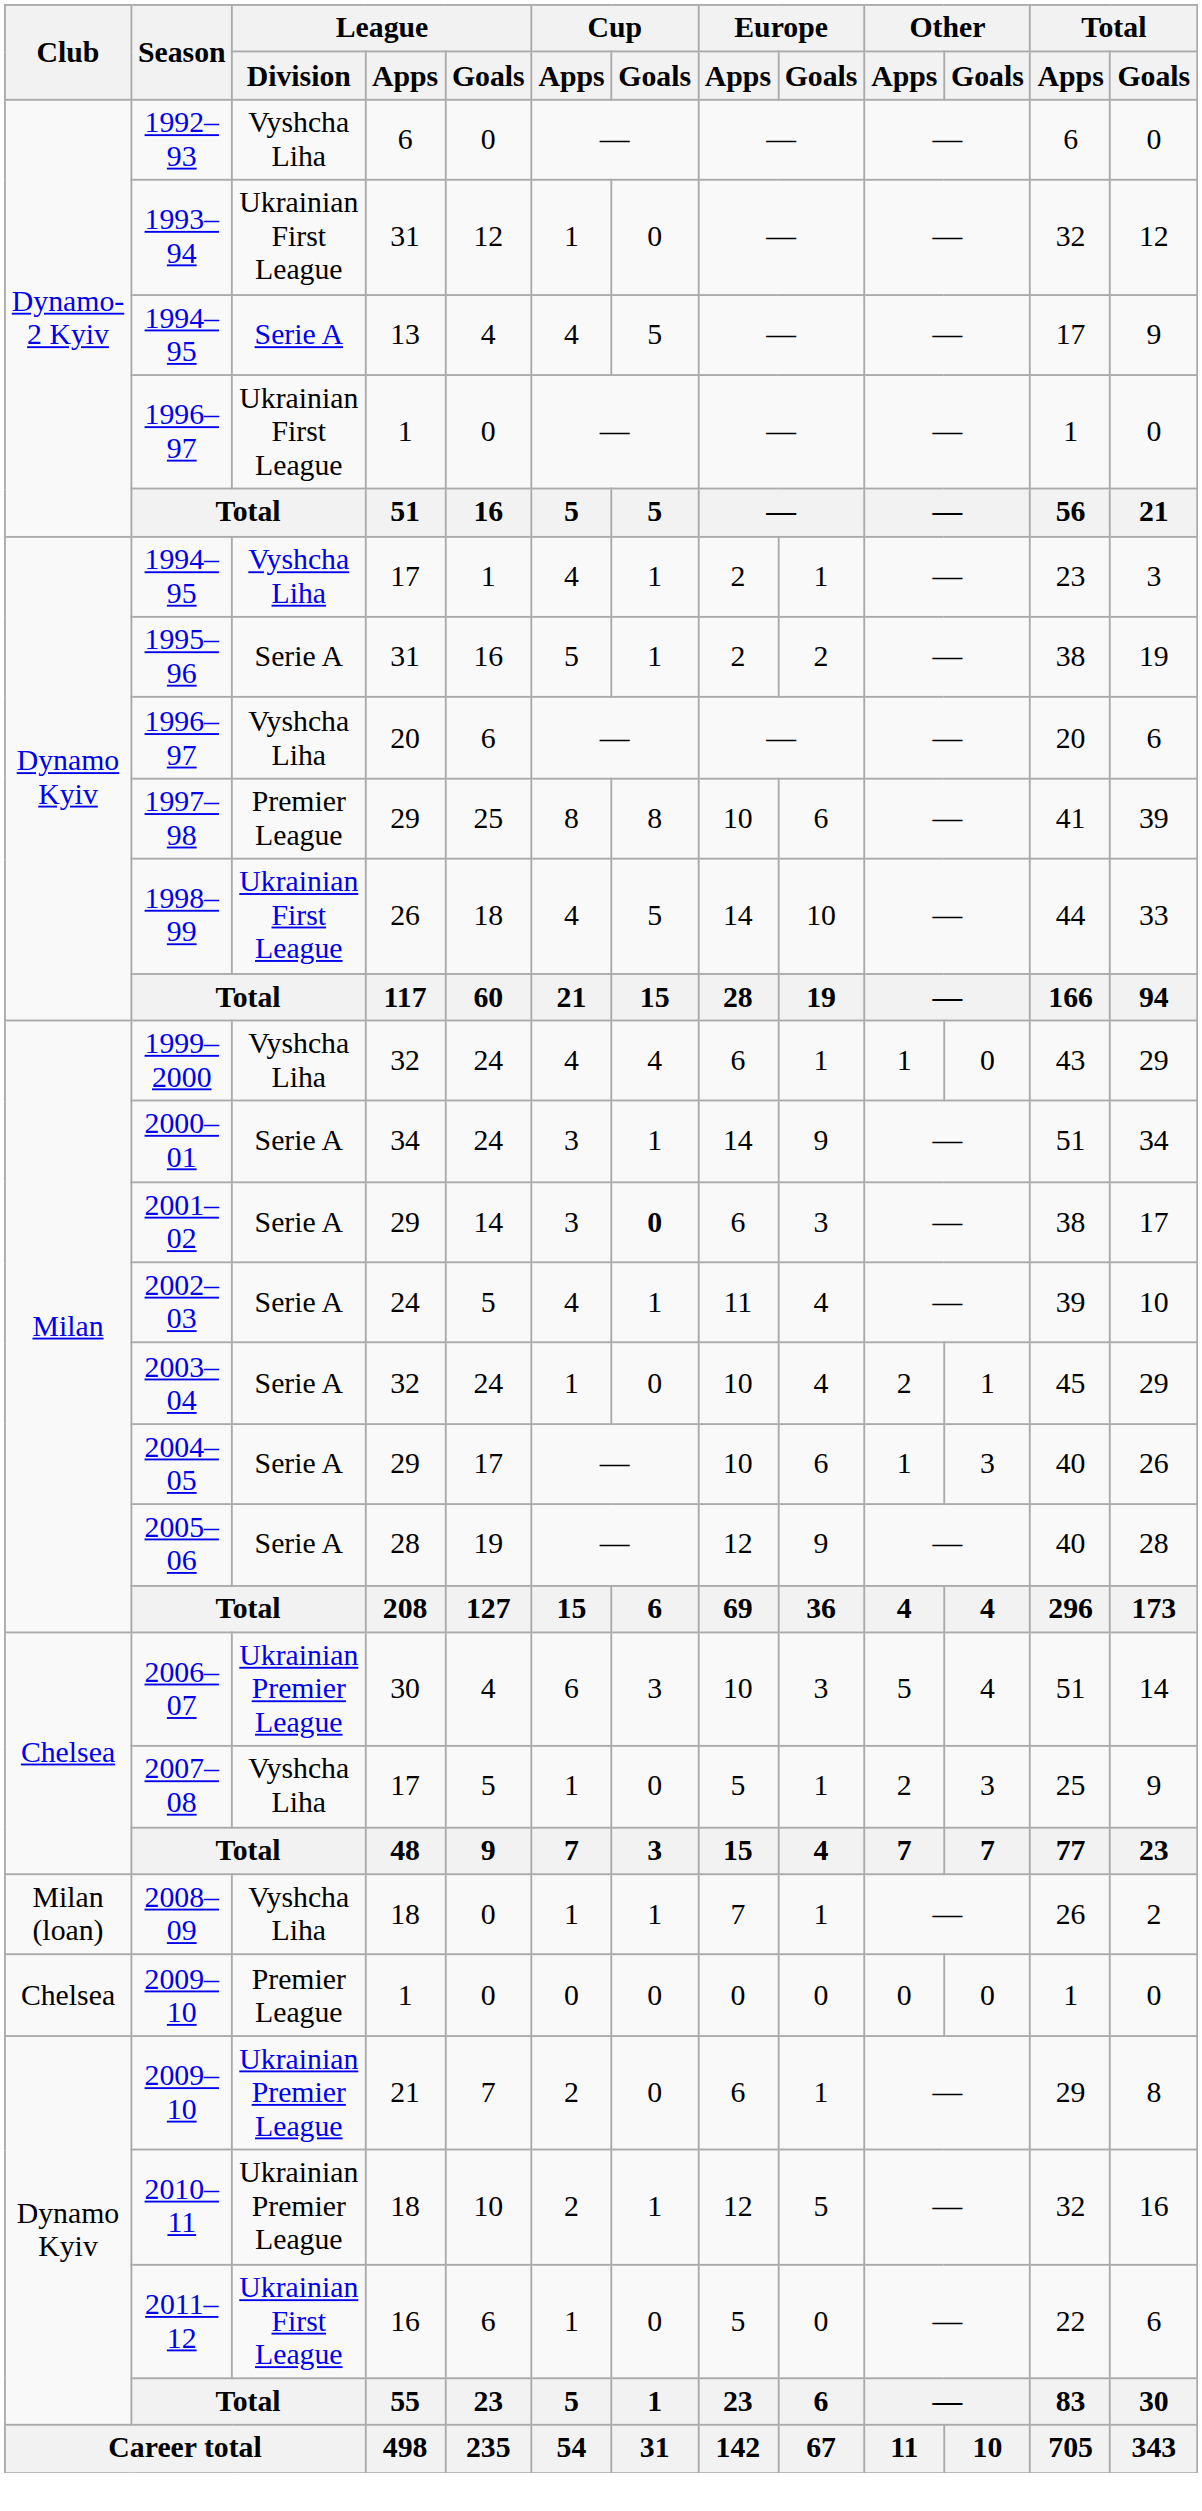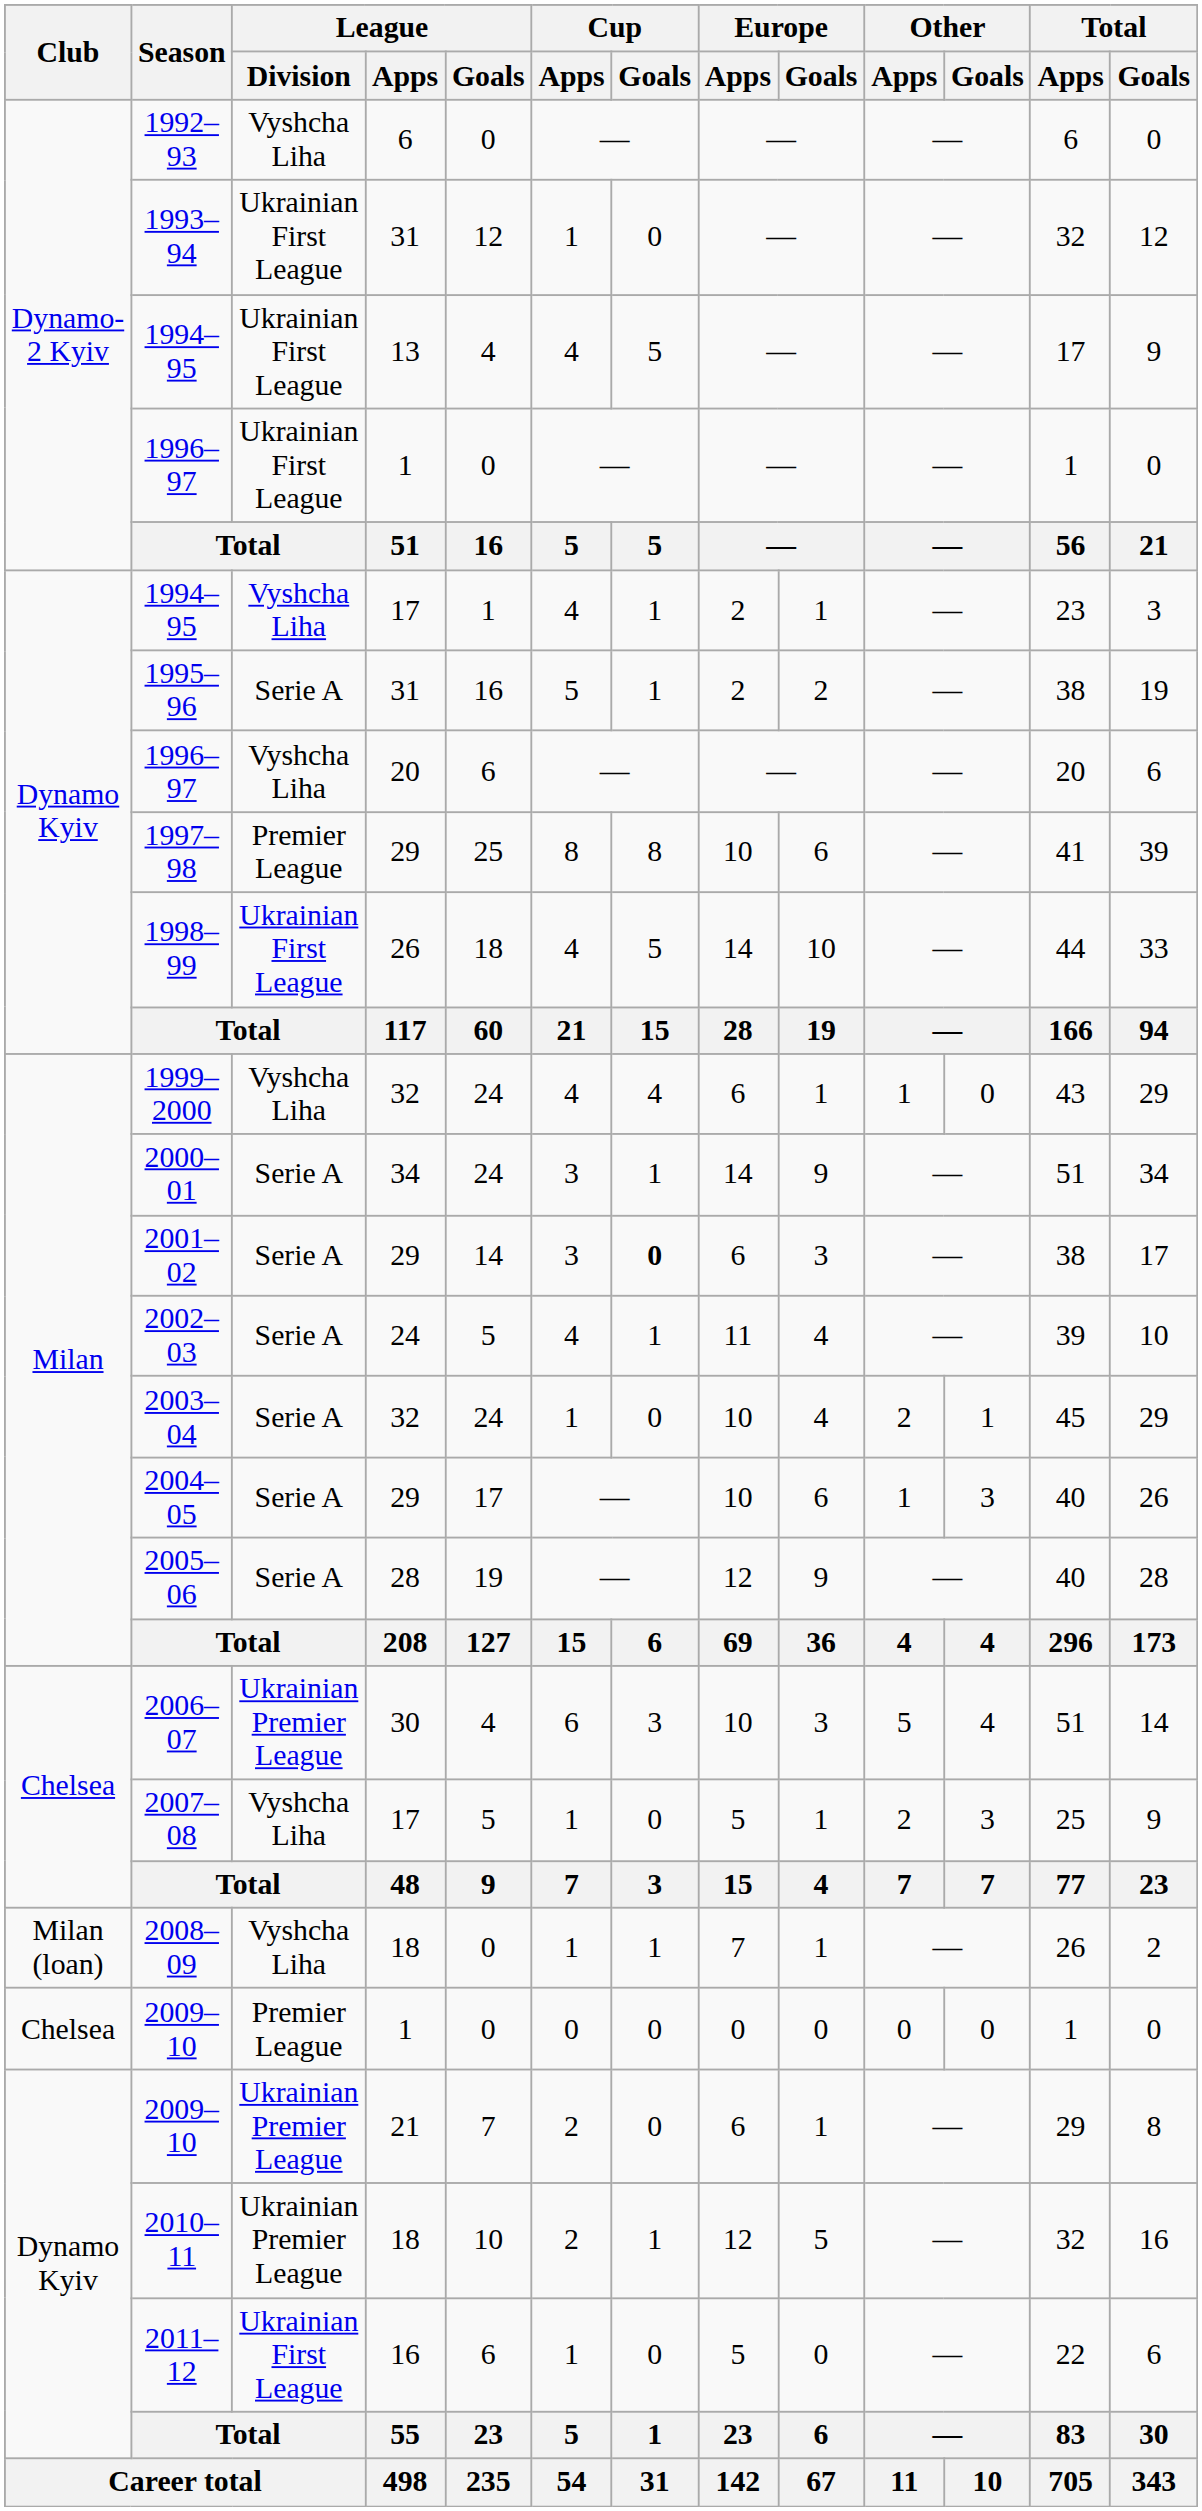(299, 334) Serie A -> (299, 350) Ukrainian First League
